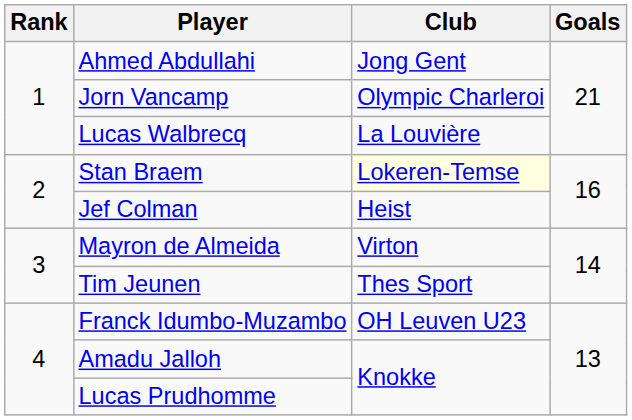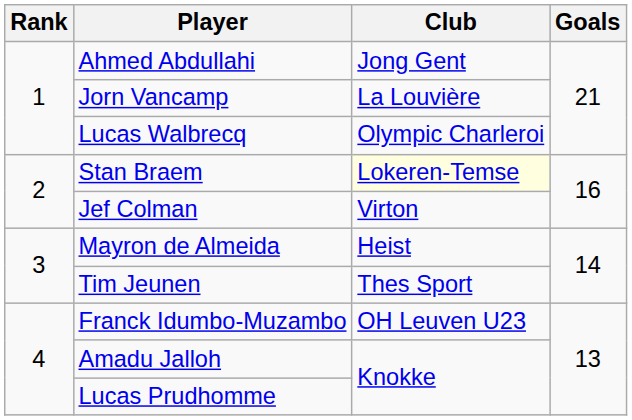(451, 97) Olympic Charleroi -> (419, 97) La Louvière
(419, 135) La Louvière -> (451, 135) Olympic Charleroi
(384, 209) Heist -> (388, 209) Virton
(388, 246) Virton -> (384, 246) Heist
